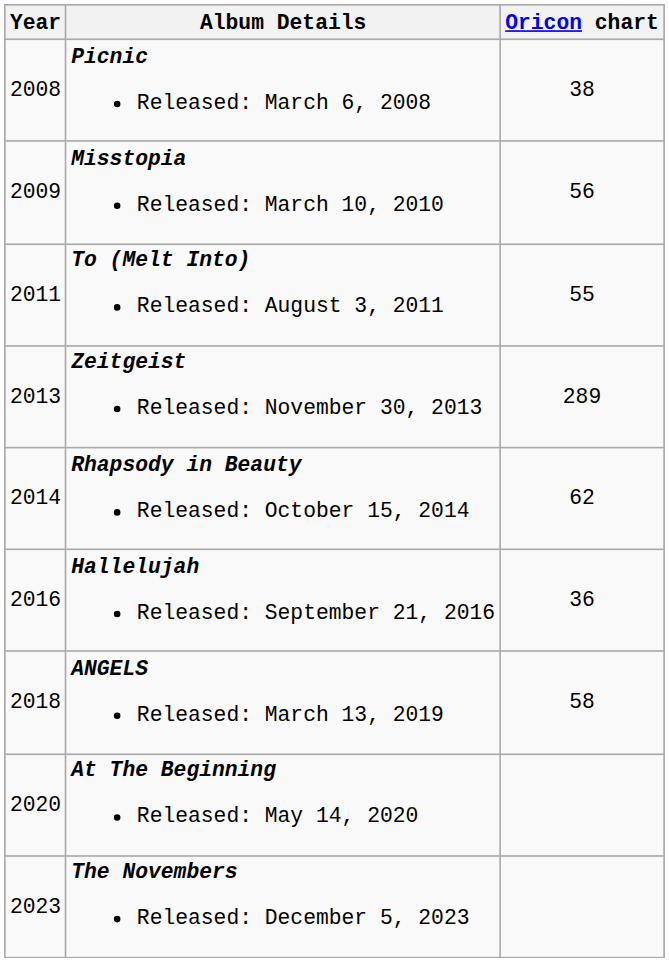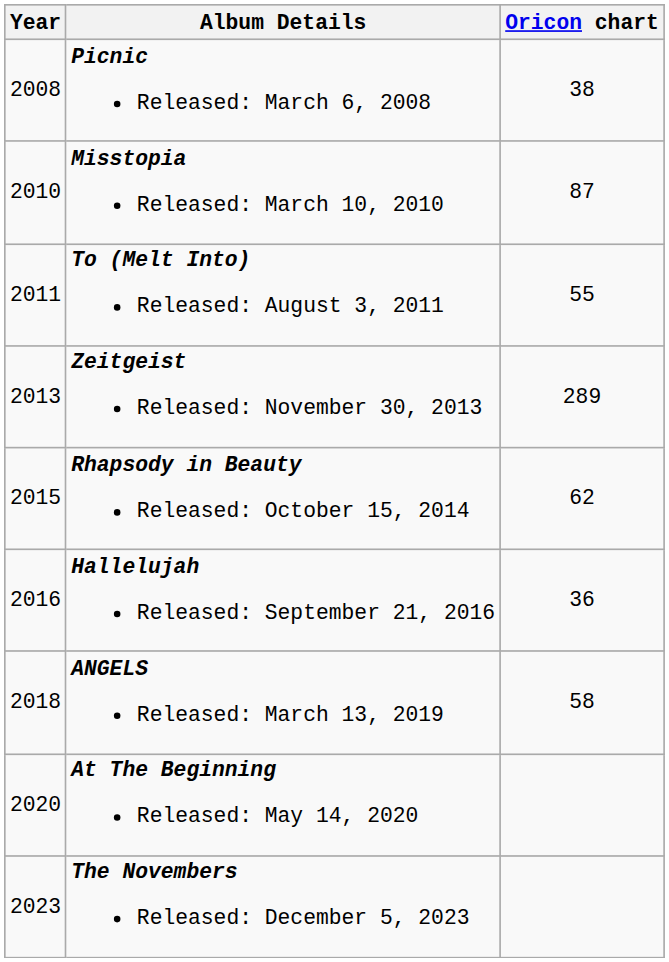(35, 193) 2009 -> (35, 193) 2010
(582, 193) 56 -> (582, 193) 87
(35, 499) 2014 -> (35, 499) 2015
